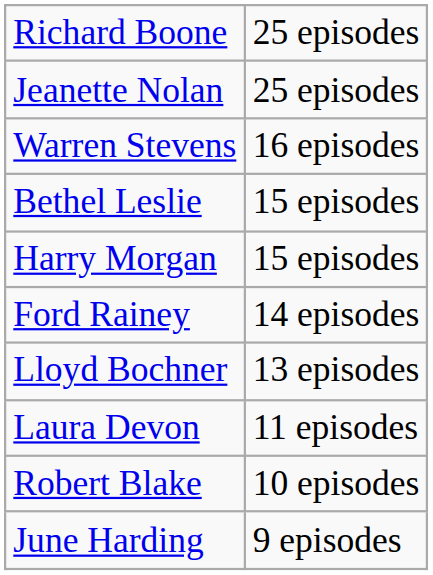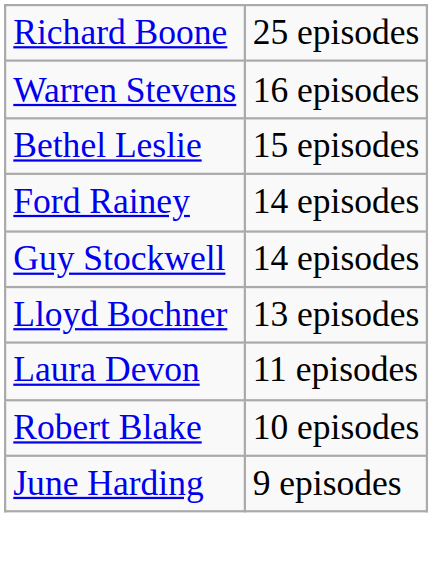- row: (118, 88)
- row: (115, 257)
+ row: (119, 257)
